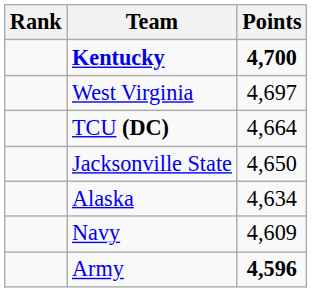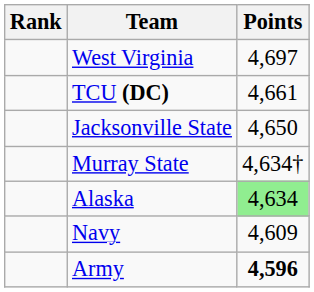- row: (118, 57)
(272, 127) 4,664 -> (273, 92) 4,661
+ row: (130, 163)
(272, 198) no background -> (273, 198) lightgreen background
